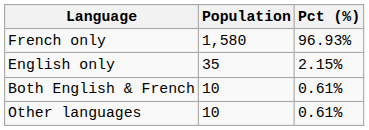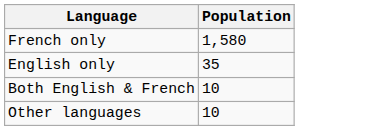- column: (329, 17)
